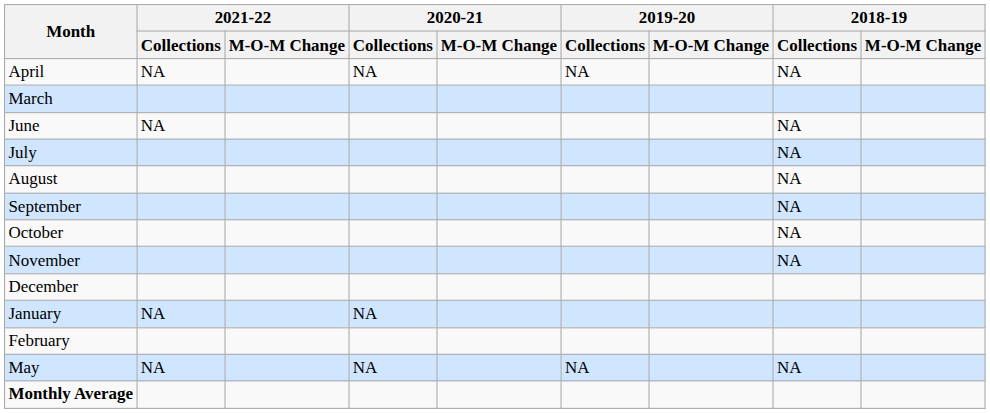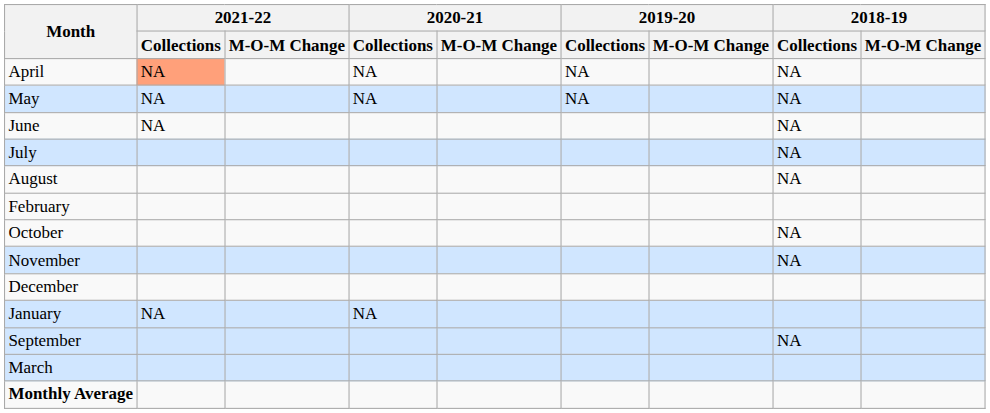(153, 71) no background -> (153, 71) lightsalmon background
rows swapped: (24, 367) <-> (31, 98)
rows swapped: (45, 206) <-> (39, 340)
